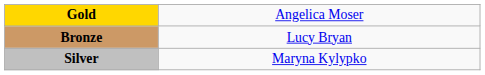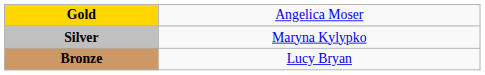rows swapped: (81, 59) <-> (81, 37)
